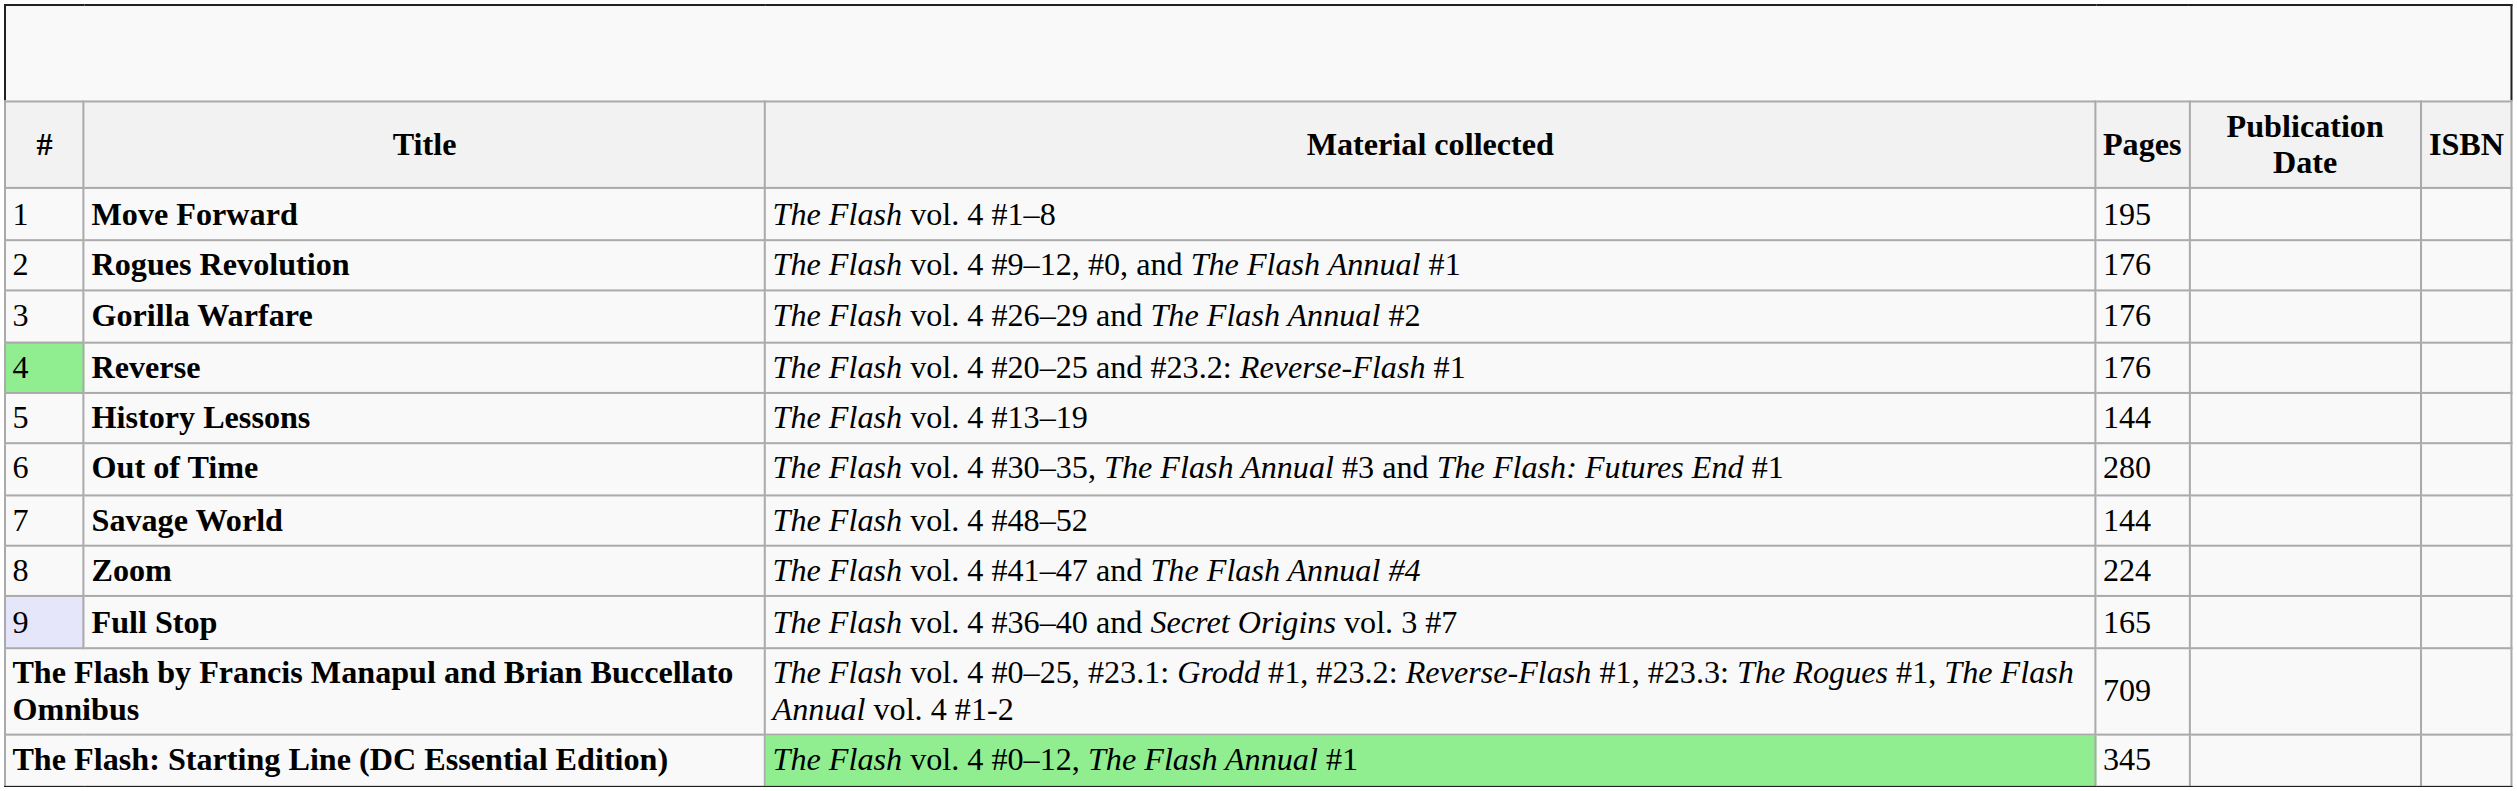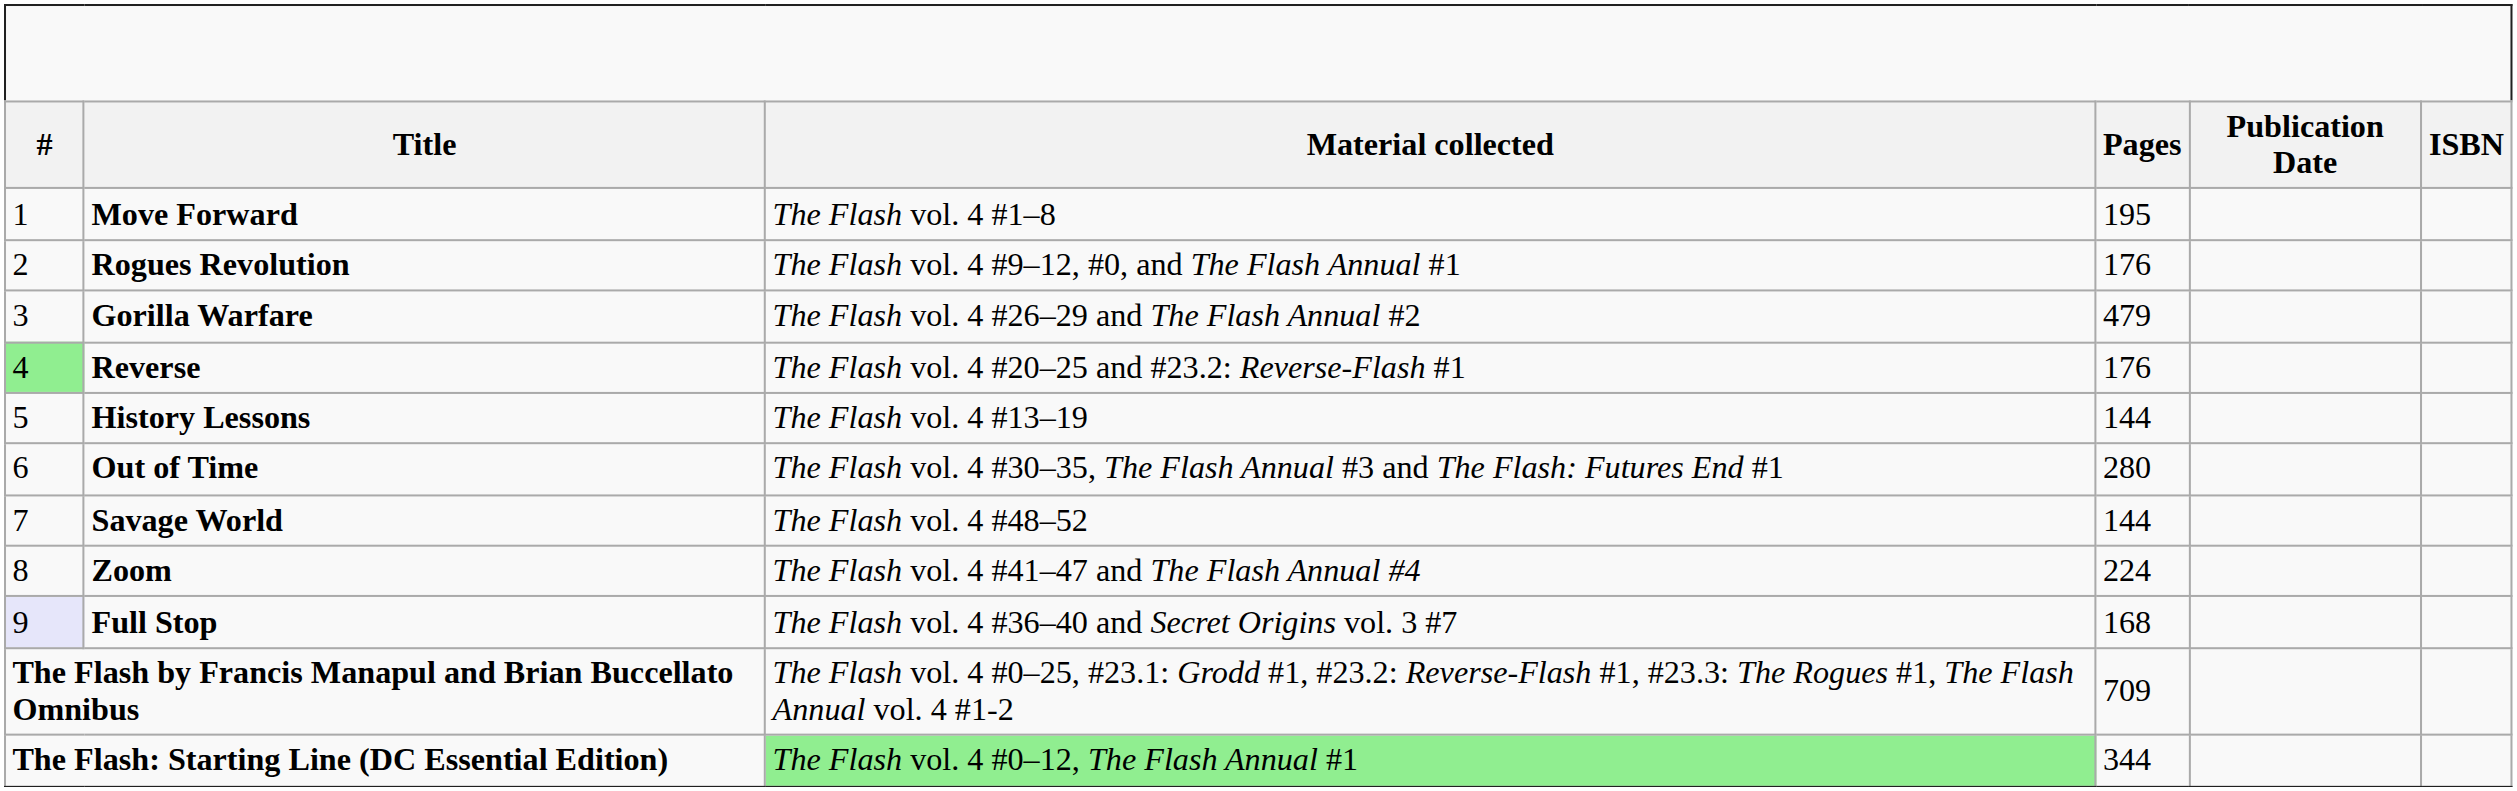(2127, 315) 176 -> (2127, 315) 479
(2127, 621) 165 -> (2127, 621) 168
(2127, 759) 345 -> (2127, 759) 344
